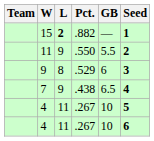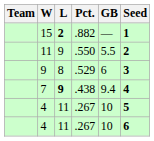(61, 88) normal -> (61, 88) bold
(108, 88) 6.5 -> (108, 88) 9.4
